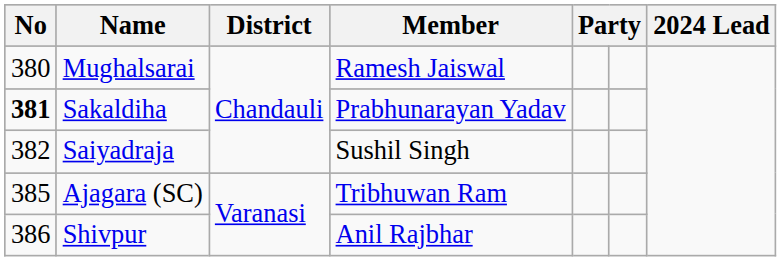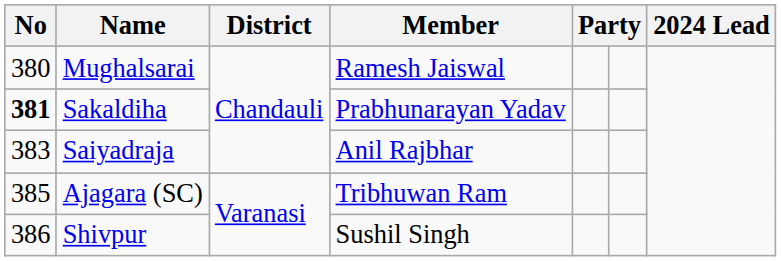(31, 151) 382 -> (31, 151) 383
(403, 151) Sushil Singh -> (404, 151) Anil Rajbhar
(404, 234) Anil Rajbhar -> (403, 234) Sushil Singh
